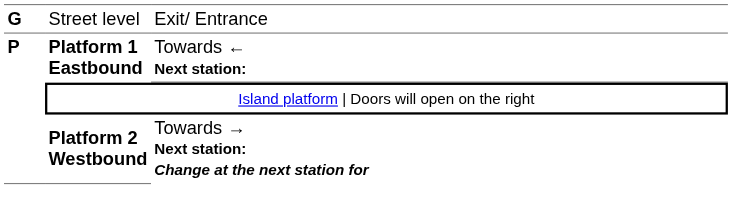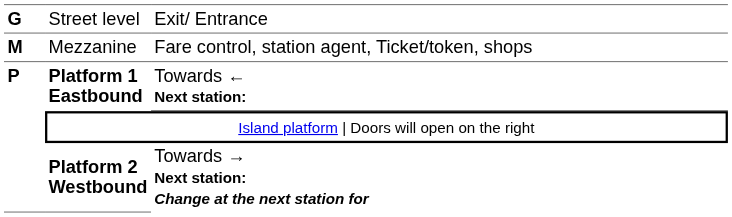+ row: (93, 47)
